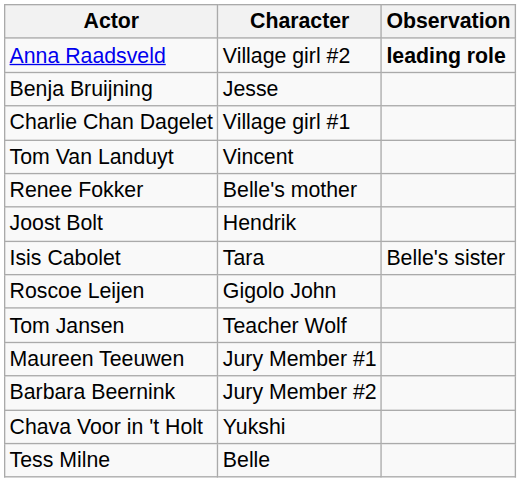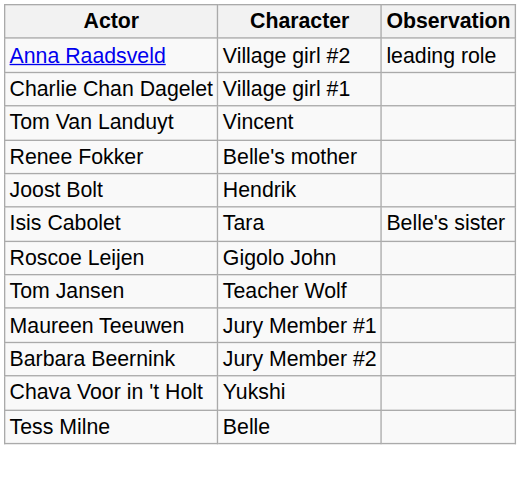(446, 55) bold -> (441, 55) normal
- row: (81, 88)
